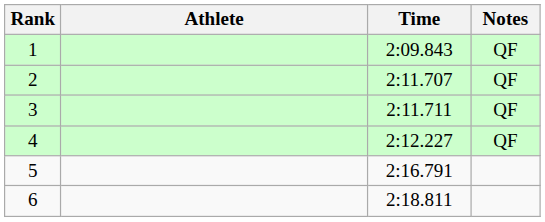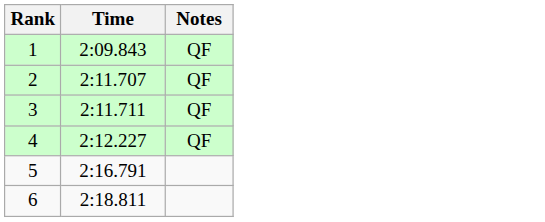- column: (214, 19)
